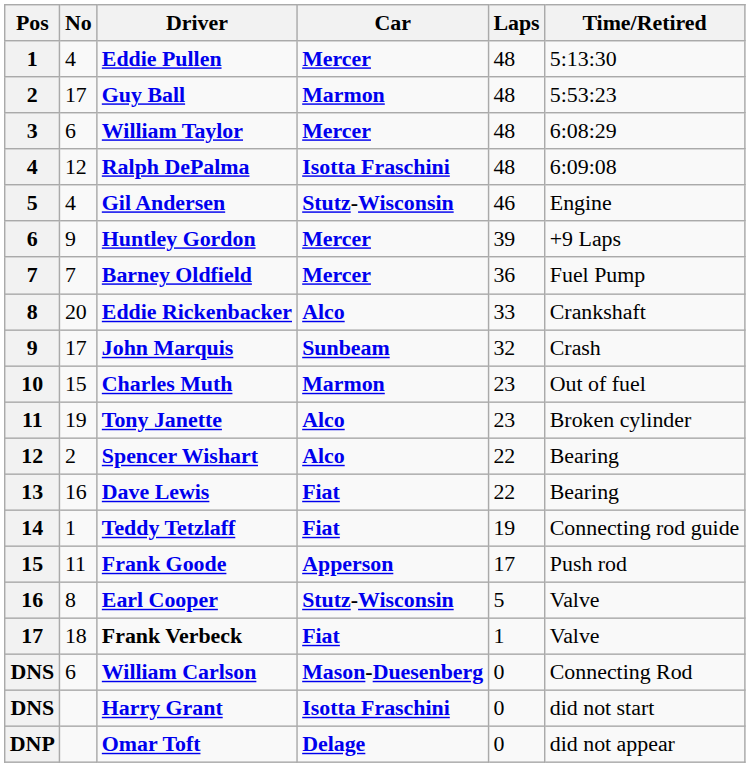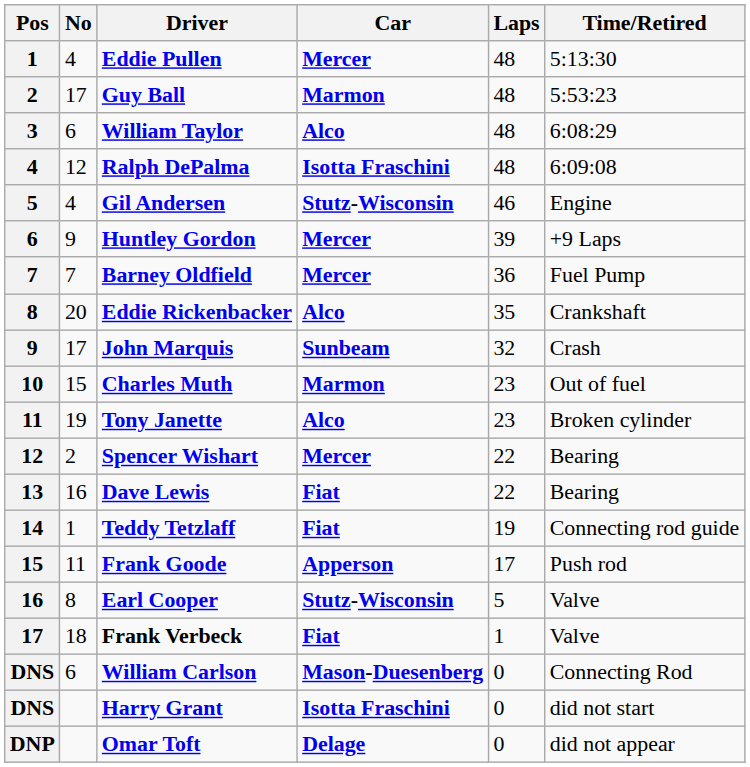(337, 131) Mercer -> (323, 131) Alco
(504, 311) 33 -> (504, 311) 35
(323, 455) Alco -> (337, 455) Mercer
